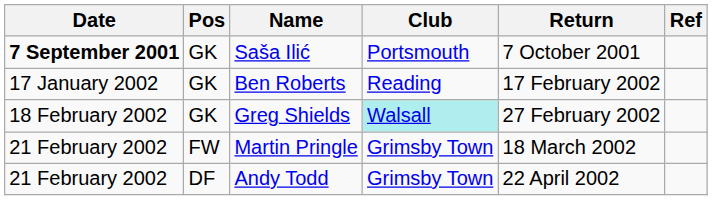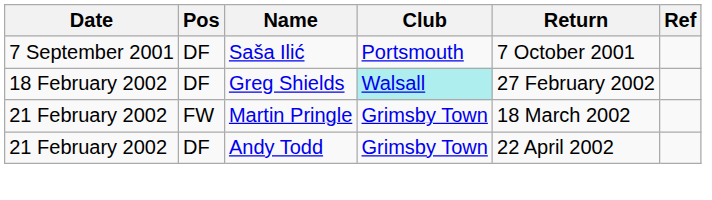(94, 52) bold -> (92, 52) normal
(203, 52) GK -> (196, 52) DF
- row: (290, 83)
(203, 115) GK -> (196, 83) DF
